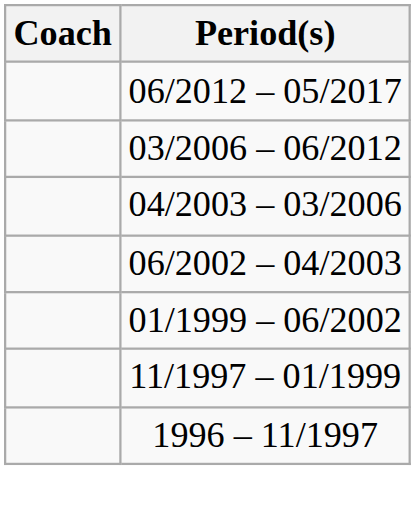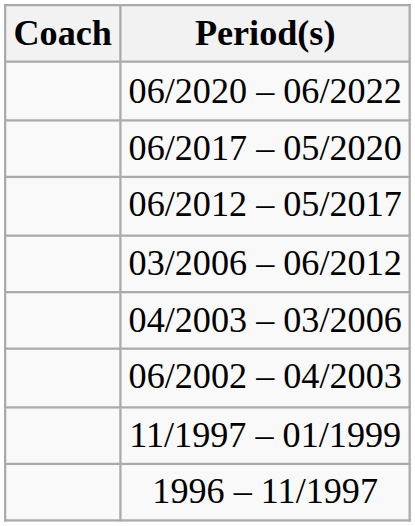+ row: (265, 90)
+ row: (265, 147)
- row: (265, 319)
